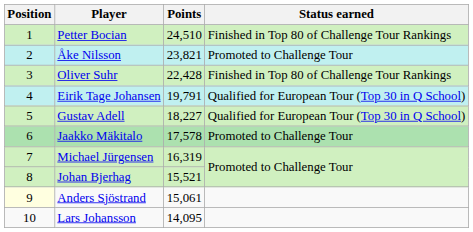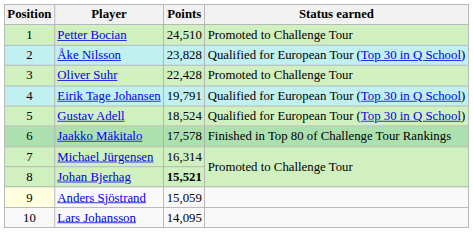(329, 34) Finished in Top 80 of Challenge Tour Rankings -> (280, 34) Promoted to Challenge Tour
(184, 55) 23,821 -> (184, 55) 23,828
(280, 55) Promoted to Challenge Tour -> (336, 55) Qualified for European Tour (Top 30 in Q School)
(329, 75) Finished in Top 80 of Challenge Tour Rankings -> (280, 75) Promoted to Challenge Tour
(184, 116) 18,227 -> (184, 116) 18,524
(280, 136) Promoted to Challenge Tour -> (329, 136) Finished in Top 80 of Challenge Tour Rankings
(184, 156) 16,319 -> (184, 156) 16,314
(184, 177) normal -> (184, 177) bold
(184, 197) 15,061 -> (184, 197) 15,059
